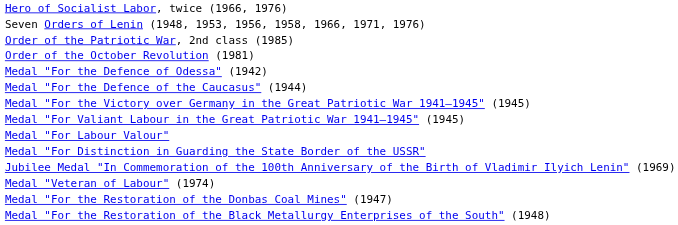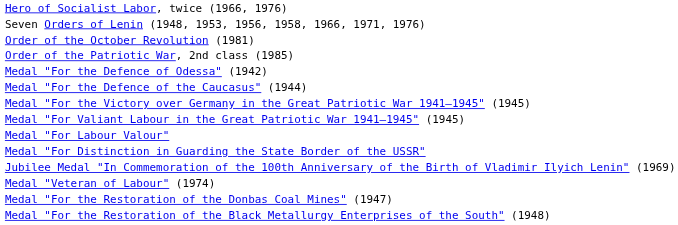rows swapped: (130, 56) <-> (150, 40)
